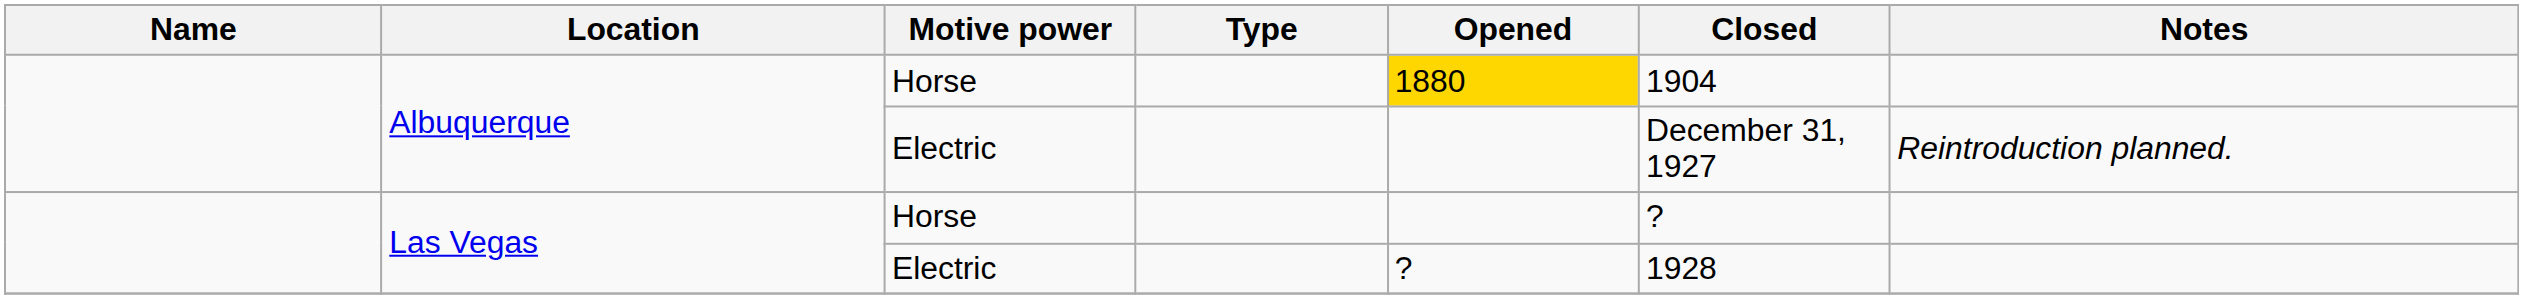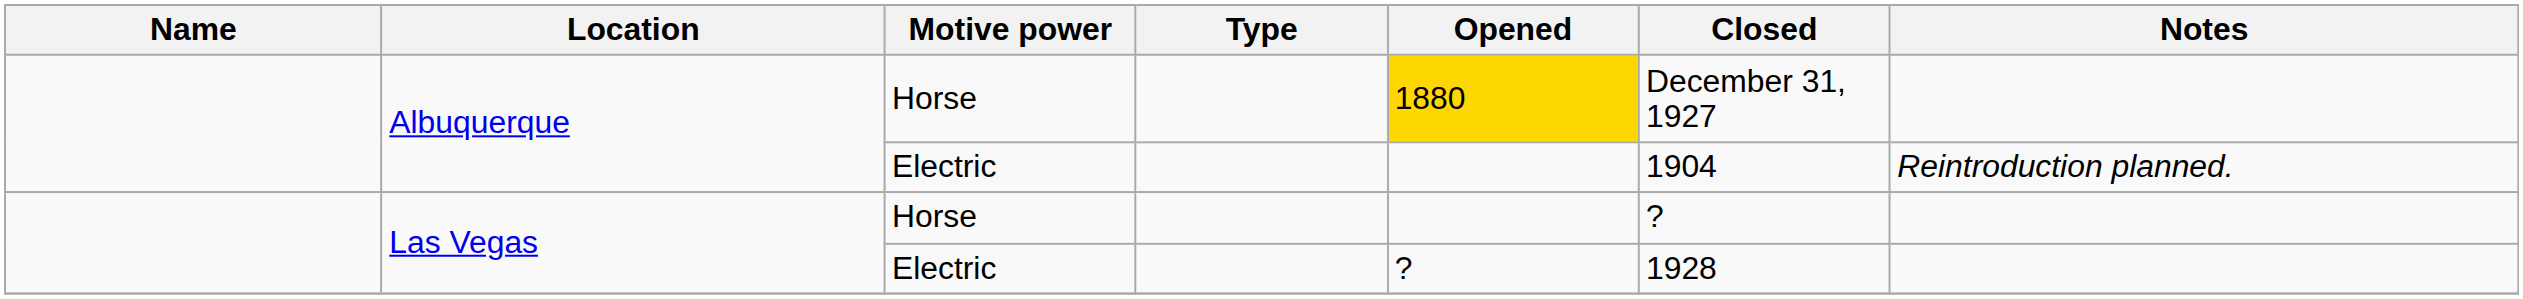(1681, 80) 1904 -> (1746, 98) December 31, 1927
(1746, 148) December 31, 1927 -> (1681, 166) 1904
